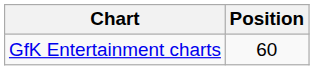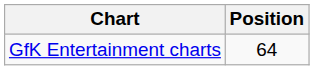(267, 49) 60 -> (267, 49) 64
